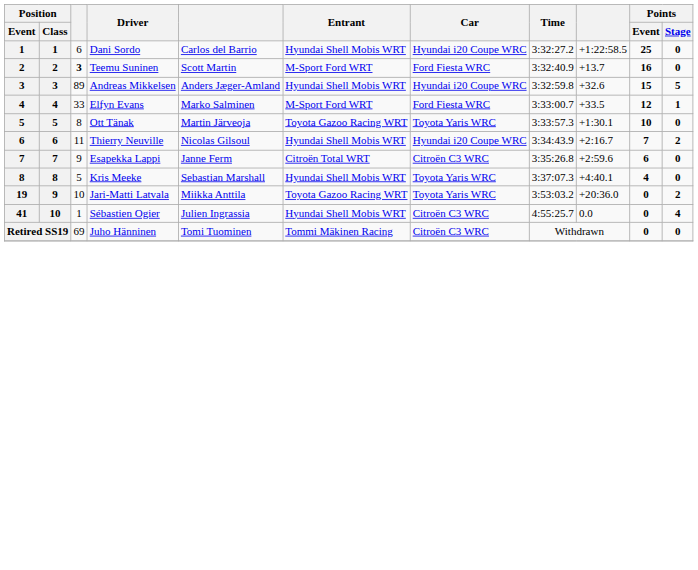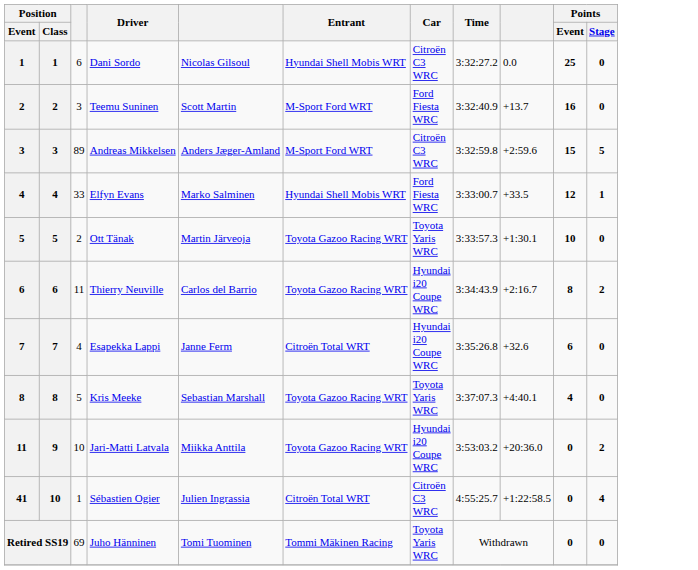(219, 49) Carlos del Barrio -> (215, 62) Nicolas Gilsoul
(470, 49) Hyundai i20 Coupe WRC -> (429, 62) Citroën C3 WRC
(603, 49) +1:22:58.5 -> (510, 62) 0.0
(79, 67) bold -> (79, 106) normal
(346, 85) Hyundai Shell Mobis WRT -> (329, 150) M-Sport Ford WRT
(470, 85) Hyundai i20 Coupe WRC -> (429, 150) Citroën C3 WRC
(592, 85) +32.6 -> (520, 150) +2:59.6
(329, 104) M-Sport Ford WRT -> (346, 194) Hyundai Shell Mobis WRT
(79, 122) 8 -> (79, 238) 2
(215, 140) Nicolas Gilsoul -> (219, 289) Carlos del Barrio
(346, 140) Hyundai Shell Mobis WRT -> (346, 289) Toyota Gazoo Racing WRT
(646, 140) 7 -> (570, 289) 8
(79, 158) 9 -> (79, 346) 4
(451, 158) Citroën C3 WRC -> (432, 346) Hyundai i20 Coupe WRC
(596, 158) +2:59.6 -> (516, 346) +32.6
(346, 176) Hyundai Shell Mobis WRT -> (346, 397) Toyota Gazoo Racing WRT
(22, 194) 19 -> (22, 447) 11
(454, 194) Toyota Yaris WRC -> (432, 447) Hyundai i20 Coupe WRC
(346, 213) Hyundai Shell Mobis WRT -> (327, 498) Citroën Total WRT
(586, 213) 0.0 -> (527, 498) +1:22:58.5
(451, 231) Citroën C3 WRC -> (428, 542) Toyota Yaris WRC
